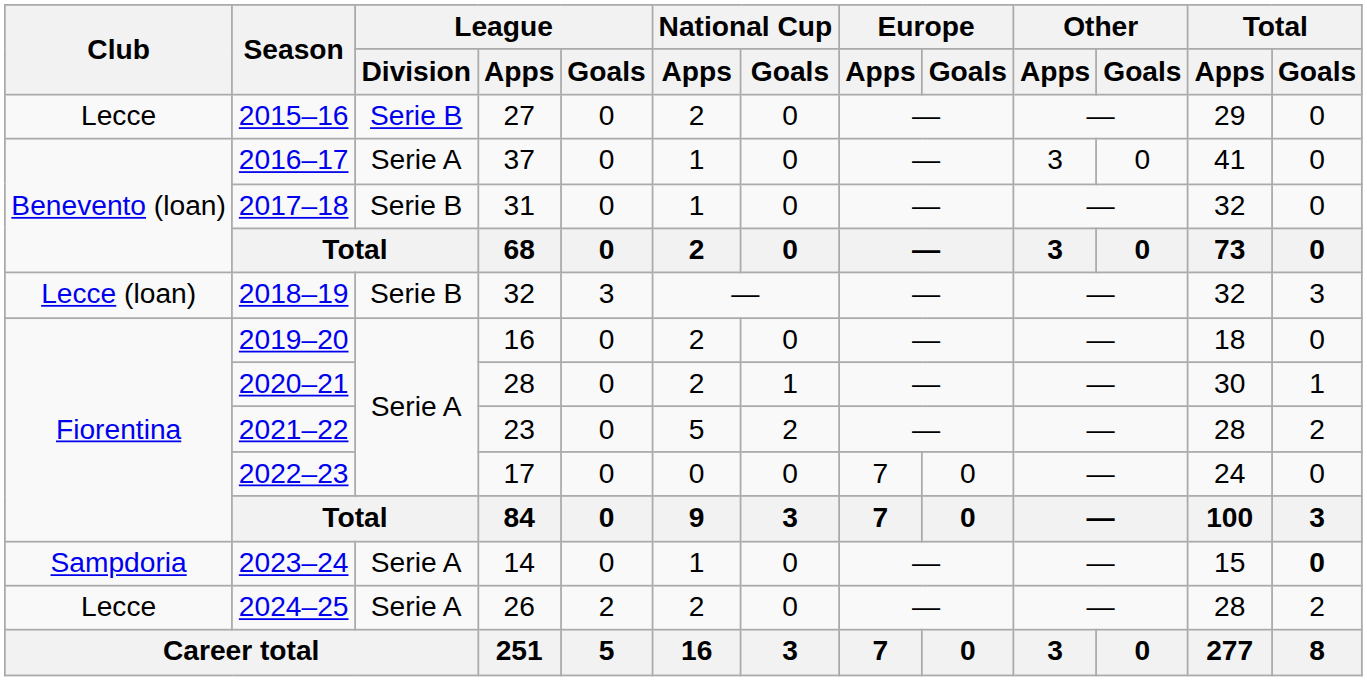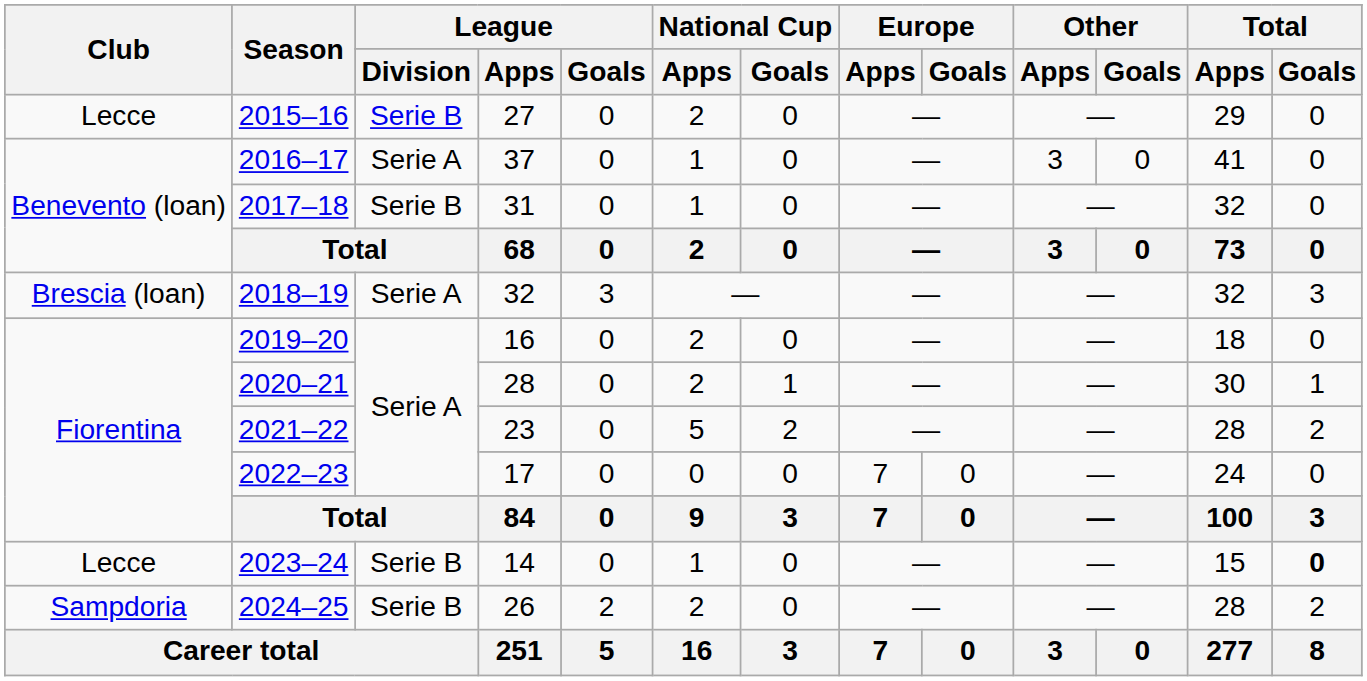(119, 294) Lecce (loan) -> (119, 294) Brescia (loan)
(416, 294) Serie B -> (416, 294) Serie A
(119, 562) Sampdoria -> (119, 562) Lecce
(416, 562) Serie A -> (416, 562) Serie B
(119, 607) Lecce -> (119, 607) Sampdoria
(416, 607) Serie A -> (416, 607) Serie B
